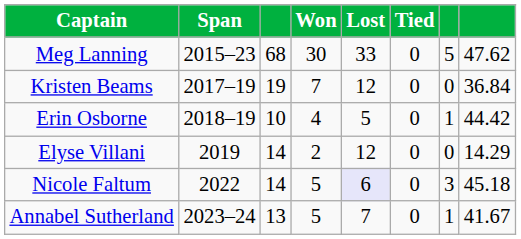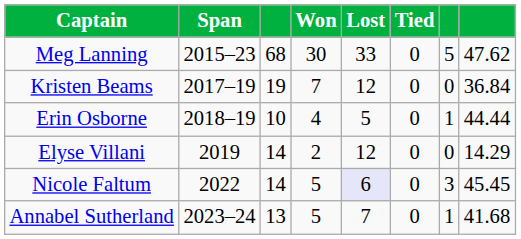(487, 119) 44.42 -> (487, 119) 44.44
(487, 184) 45.18 -> (487, 184) 45.45
(487, 217) 41.67 -> (487, 217) 41.68
